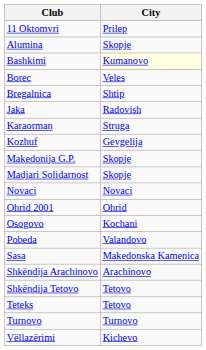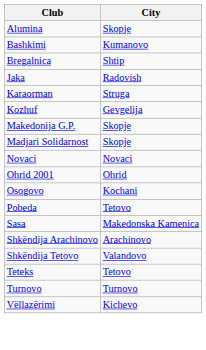- row: (33, 28)
(125, 61) lightyellow background -> (125, 45) no background
- row: (19, 77)
(125, 239) Valandovo -> (117, 207) Tetovo
(117, 288) Tetovo -> (125, 256) Valandovo
